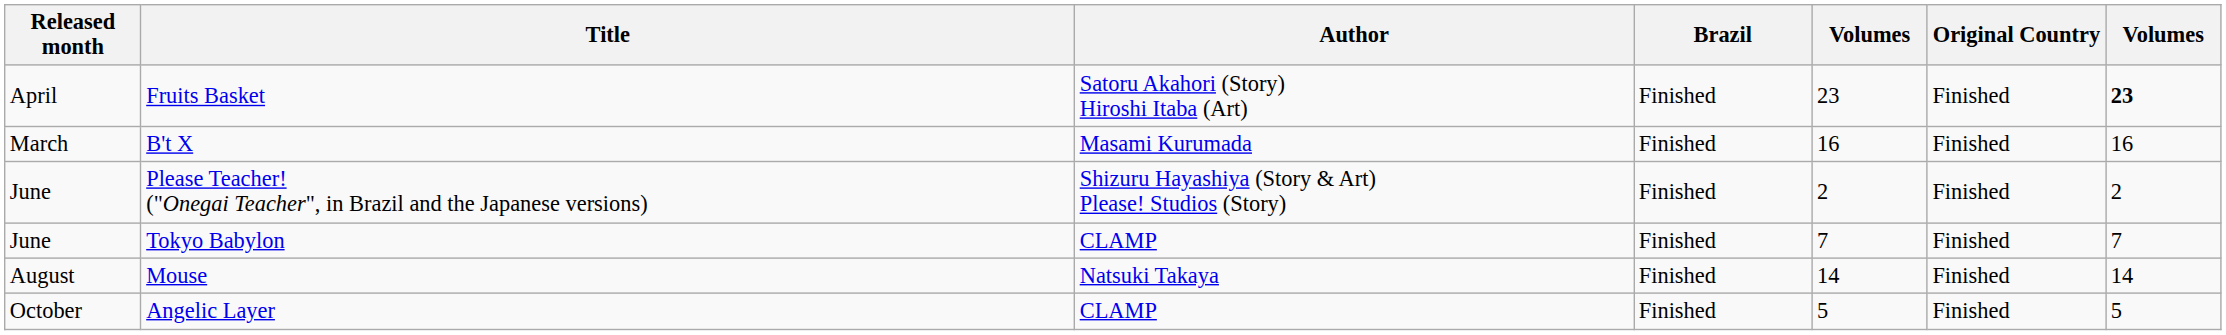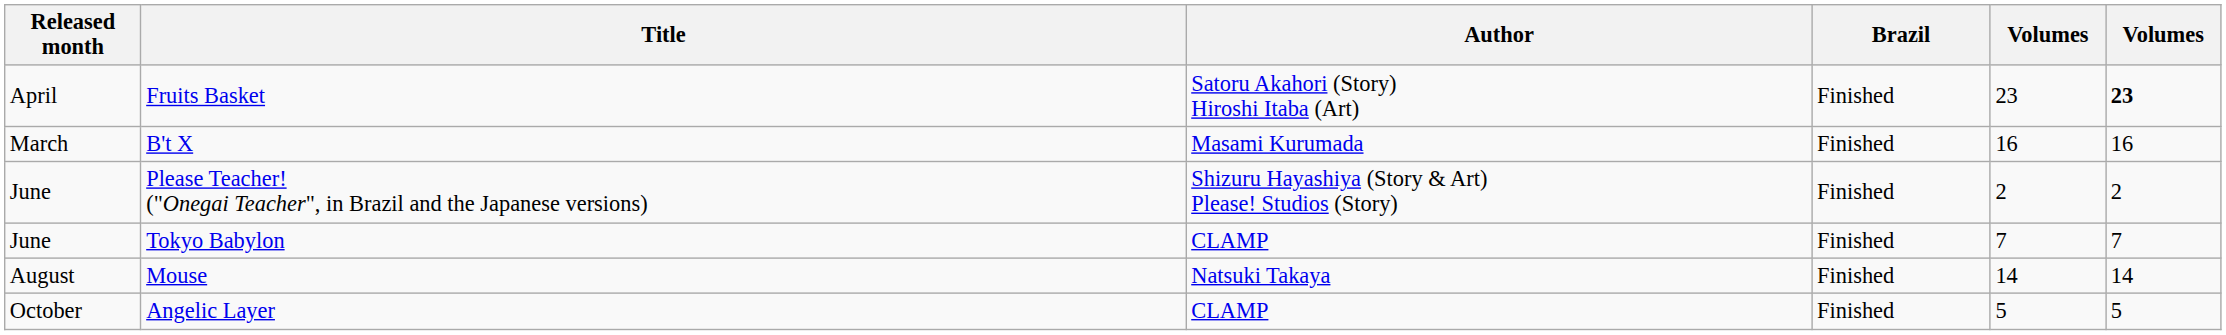- column: (2016, 34)
